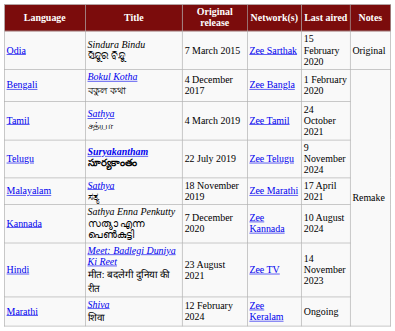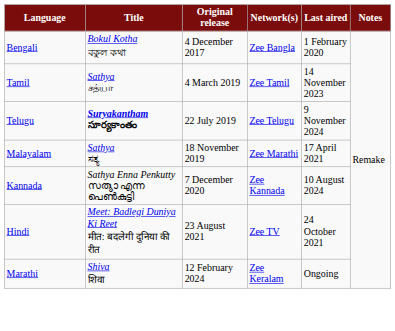- row: (16, 50)
(320, 120) 24 October 2021 -> (325, 82) 14 November 2023
(325, 270) 14 November 2023 -> (320, 232) 24 October 2021
